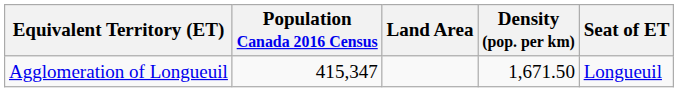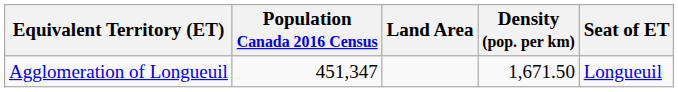(347, 71) 415,347 -> (347, 71) 451,347
